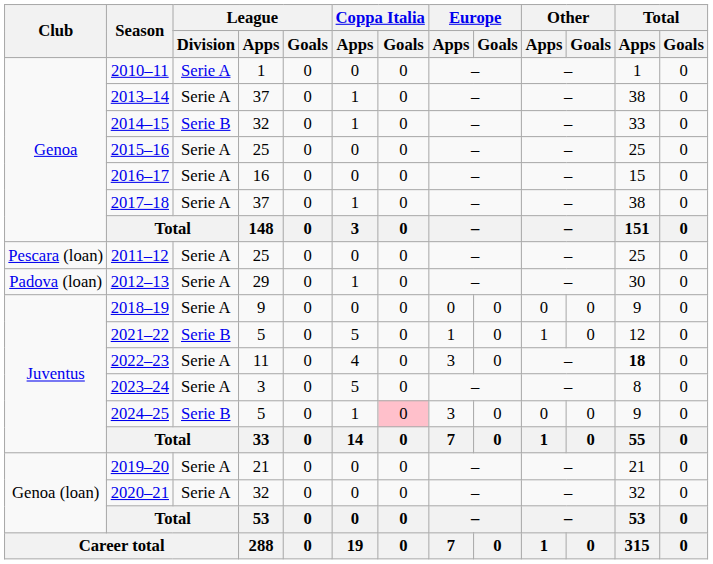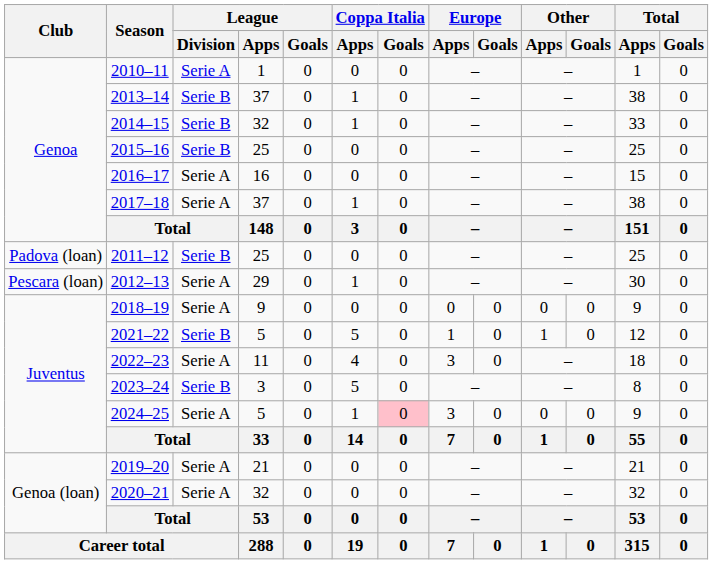(206, 96) Serie A -> (206, 96) Serie B
(206, 149) Serie A -> (206, 149) Serie B
(56, 255) Pescara (loan) -> (56, 255) Padova (loan)
(206, 255) Serie A -> (206, 255) Serie B
(56, 281) Padova (loan) -> (56, 281) Pescara (loan)
(637, 360) bold -> (637, 360) normal
(206, 387) Serie A -> (206, 387) Serie B
(206, 413) Serie B -> (206, 413) Serie A
